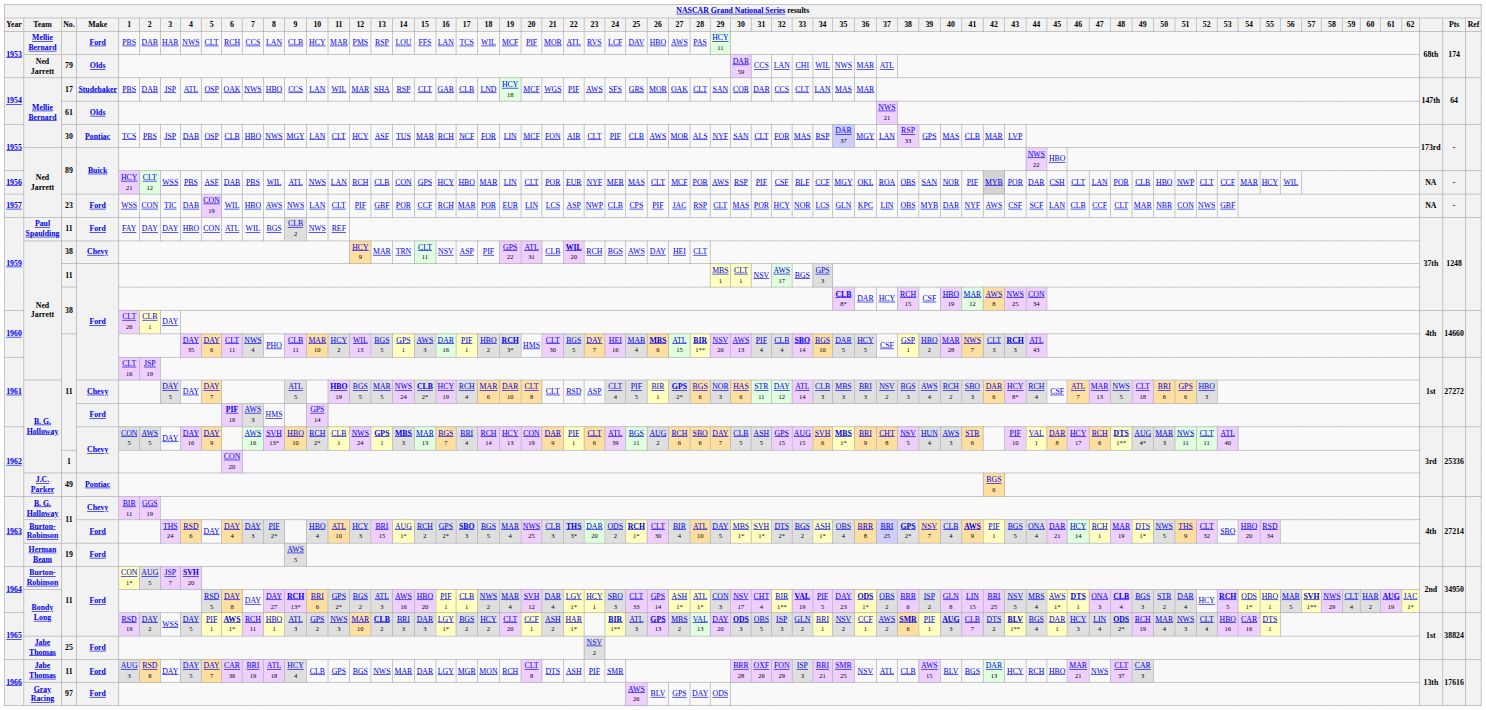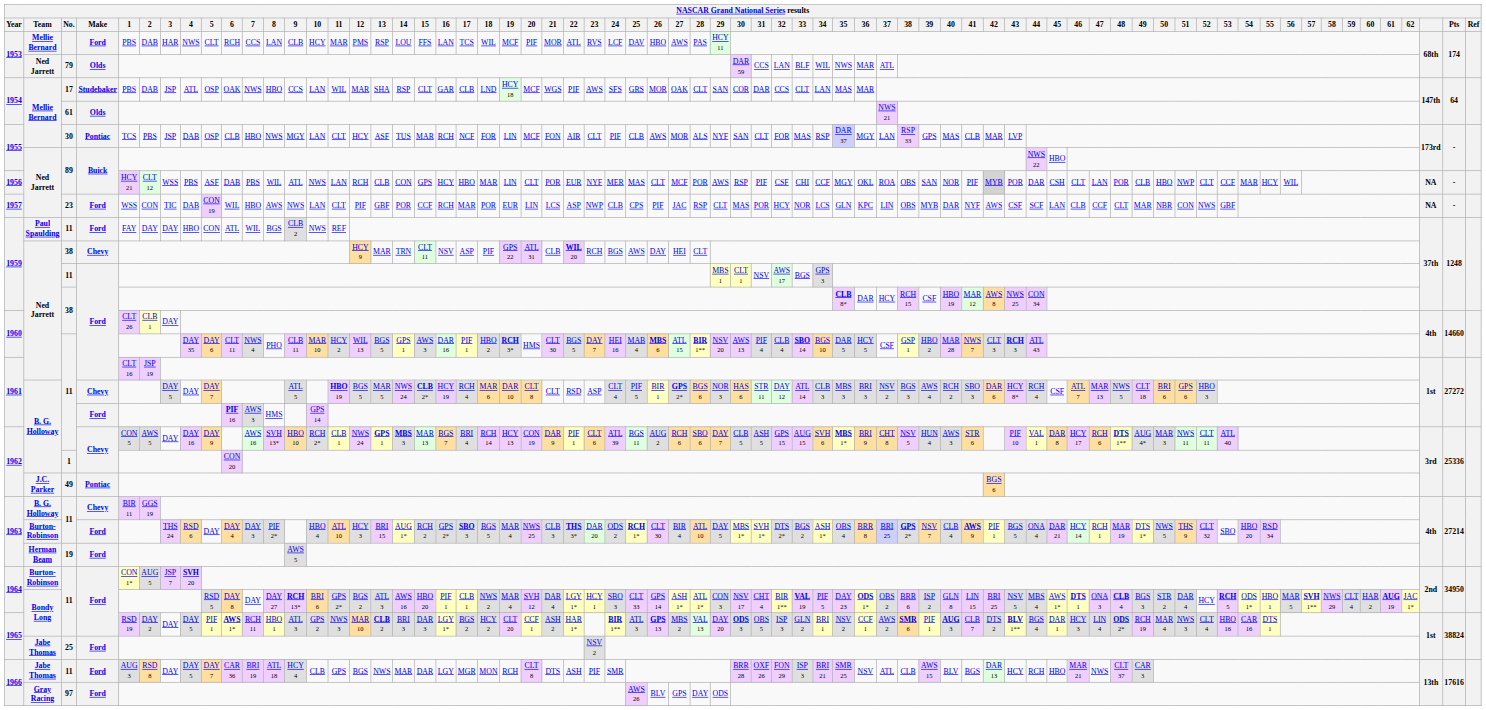(802, 66) CHI -> (802, 66) BLF
(802, 182) BLF -> (802, 182) CHI
(170, 624) WSS -> (170, 624) DAY
